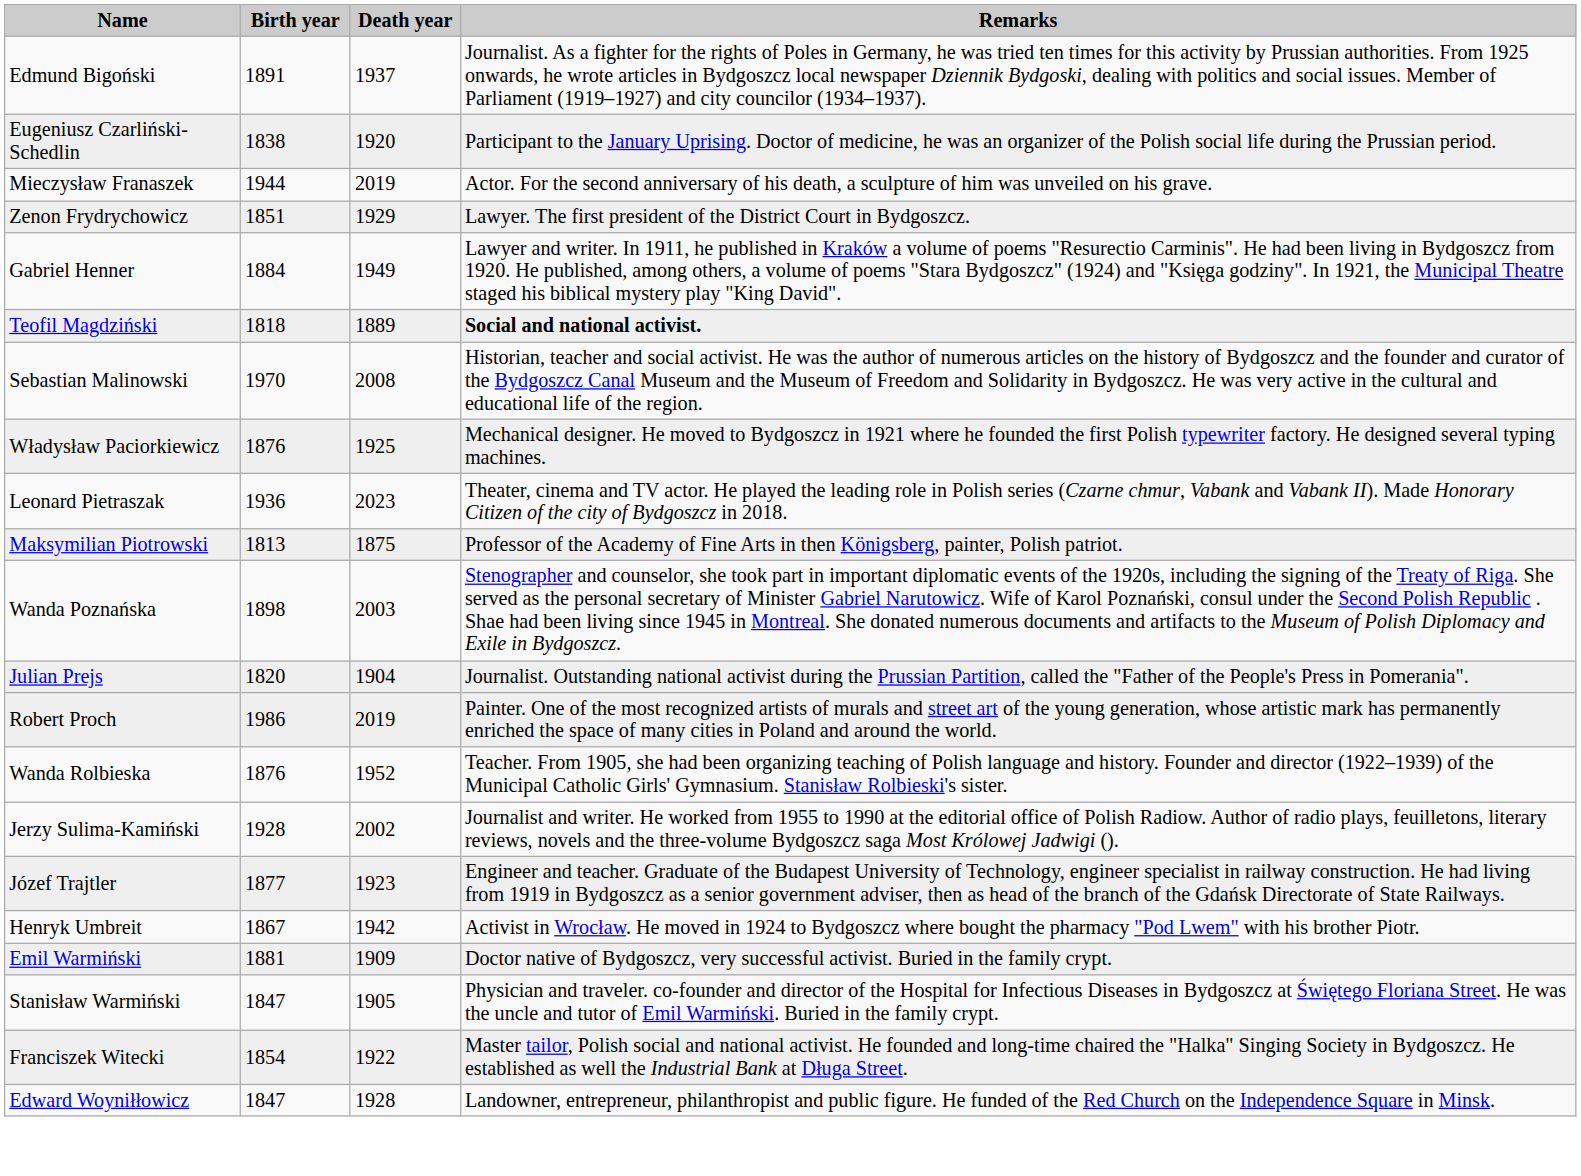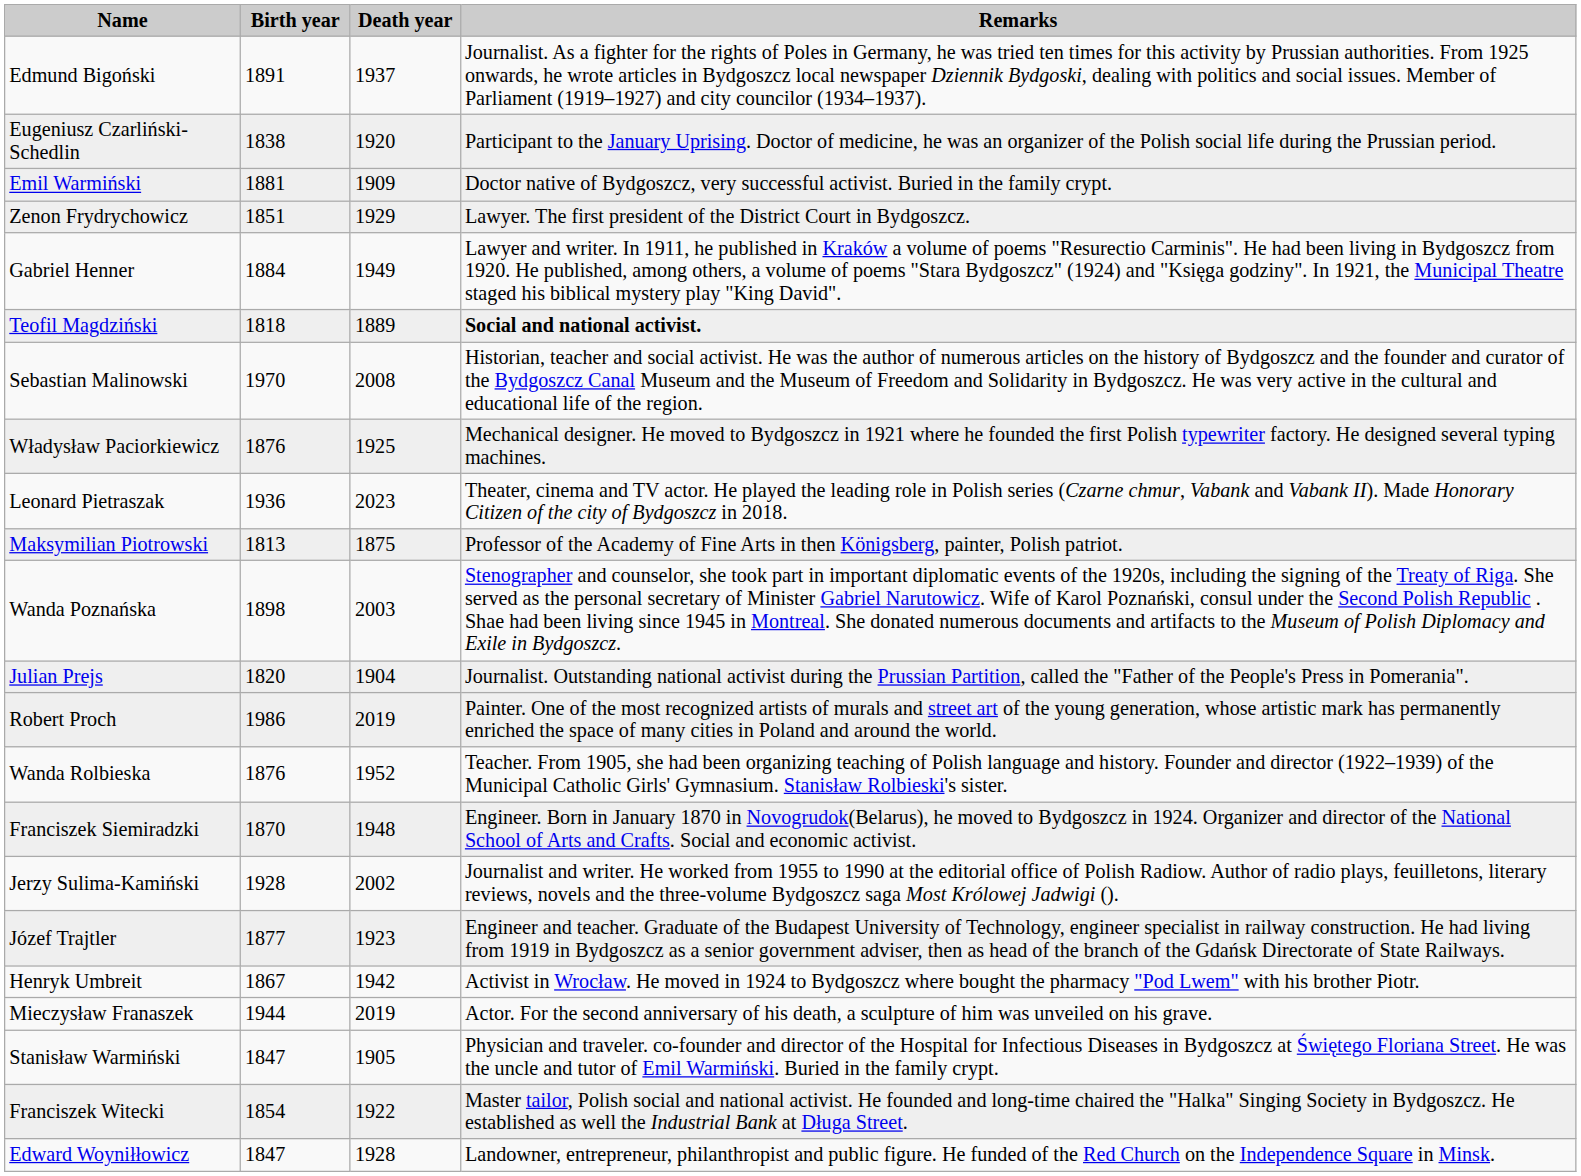rows swapped: (101, 184) <-> (75, 958)
+ row: (104, 828)
